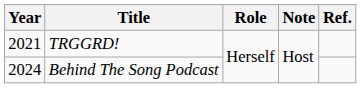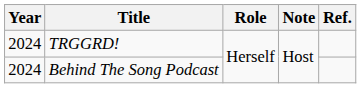(25, 43) 2021 -> (25, 43) 2024
